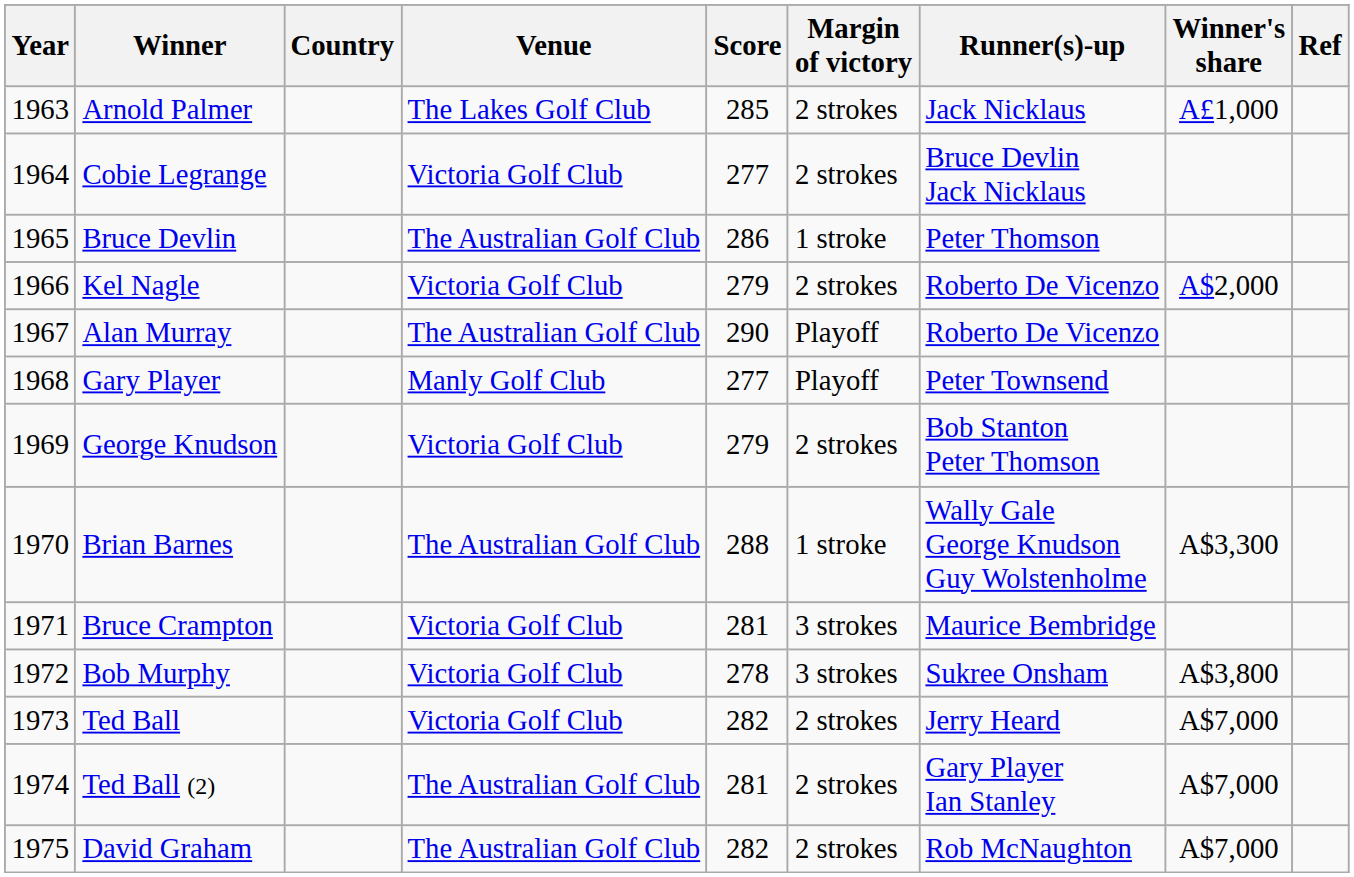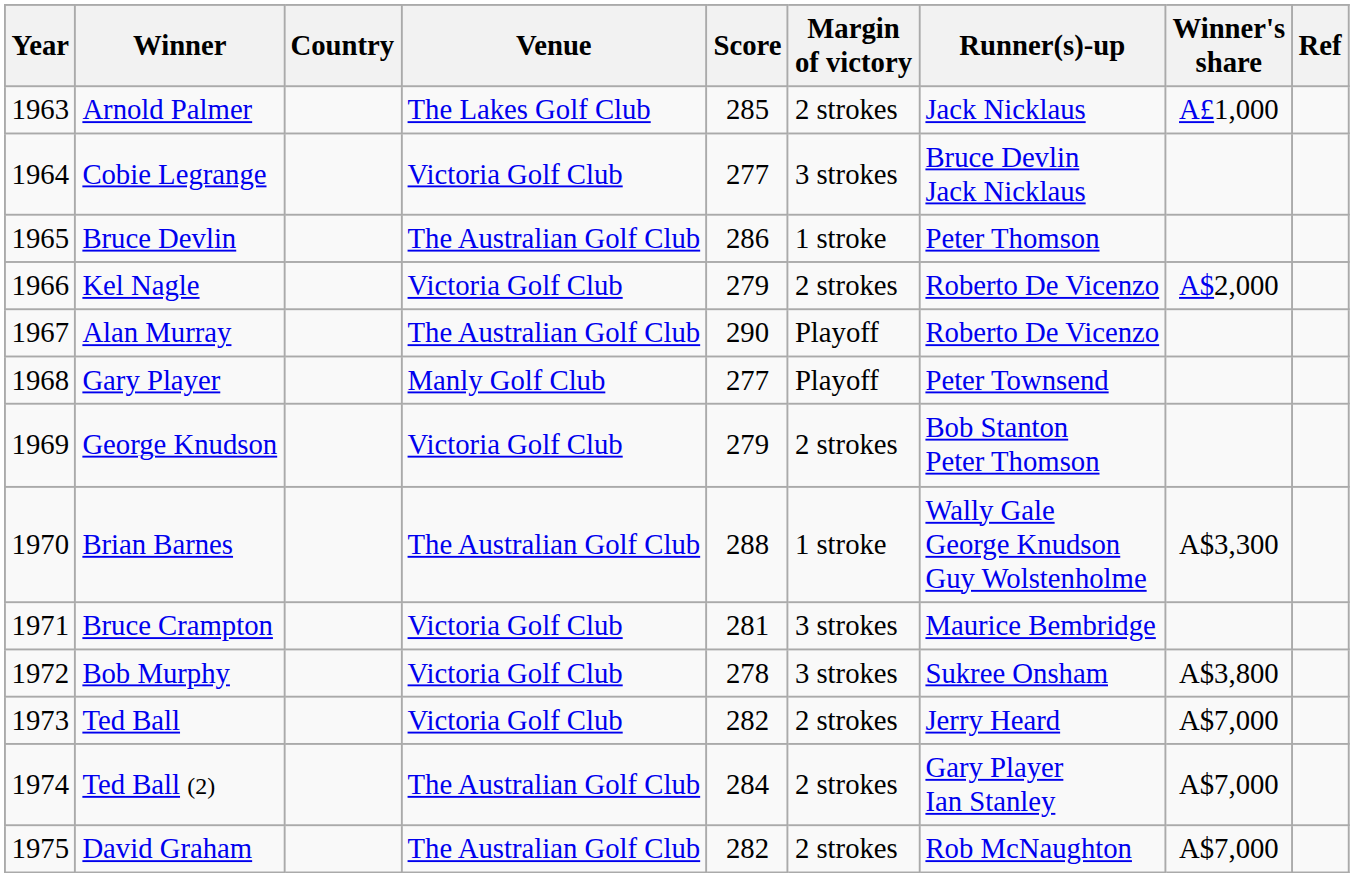(846, 174) 2 strokes -> (846, 174) 3 strokes
(748, 783) 281 -> (748, 783) 284
